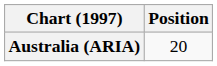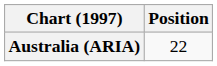(179, 46) 20 -> (179, 46) 22
